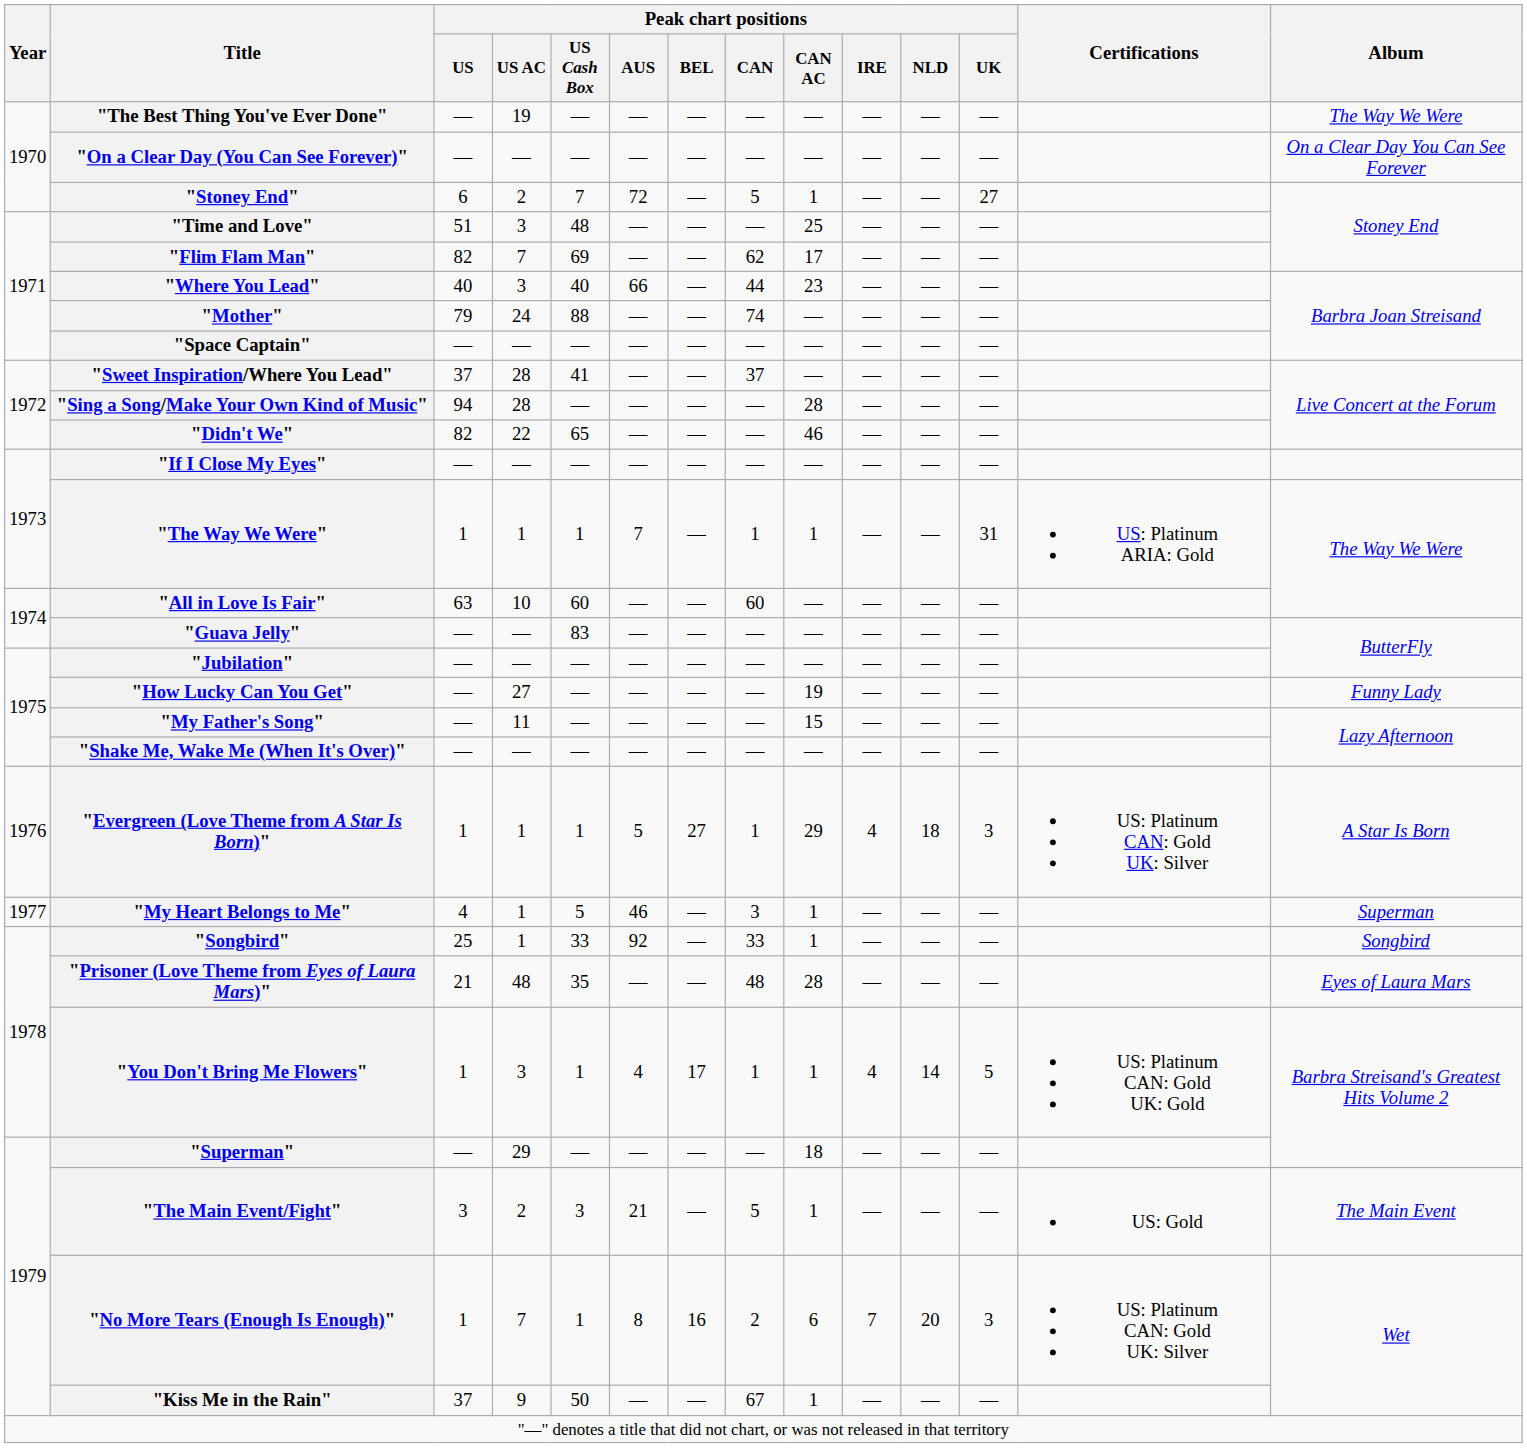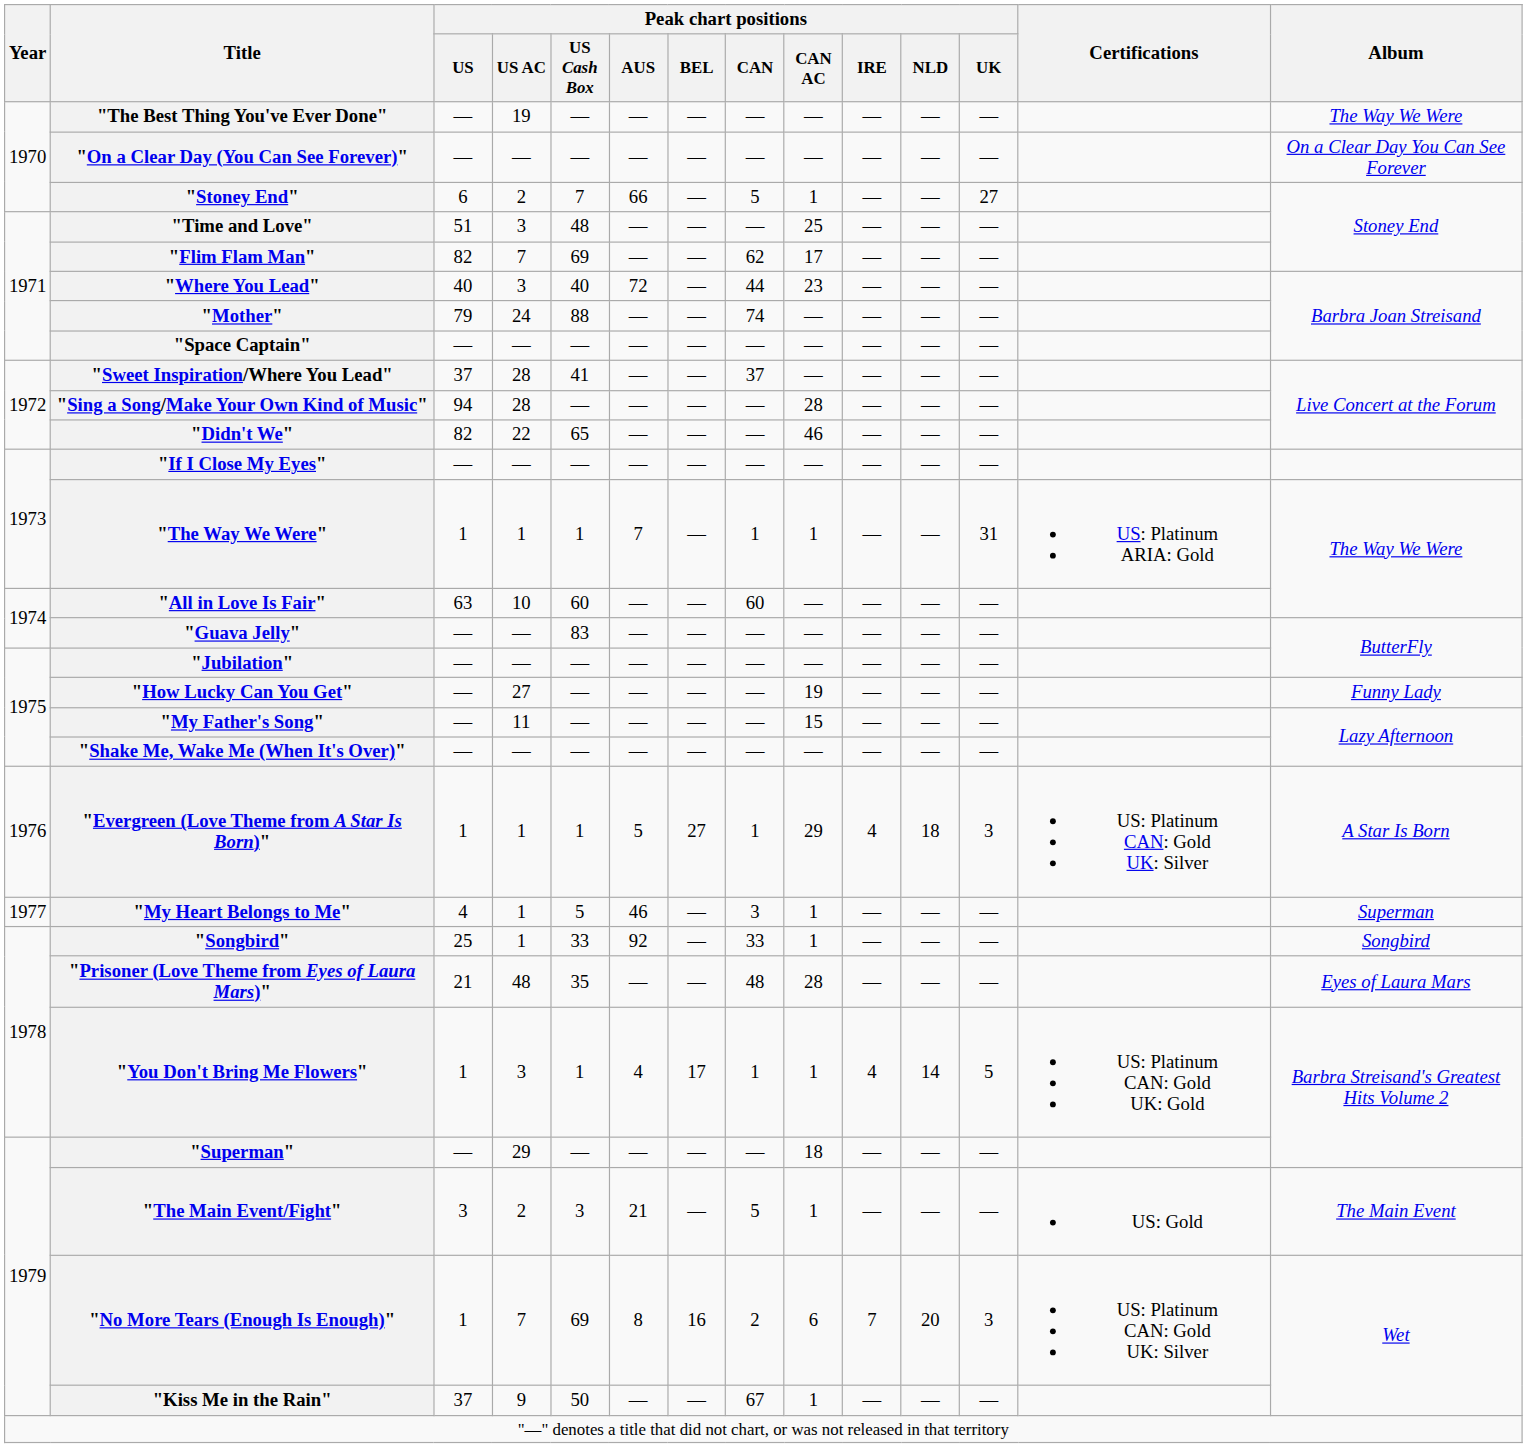(638, 197) 72 -> (638, 197) 66
(638, 286) 66 -> (638, 286) 72
(580, 1320) 1 -> (580, 1320) 69
